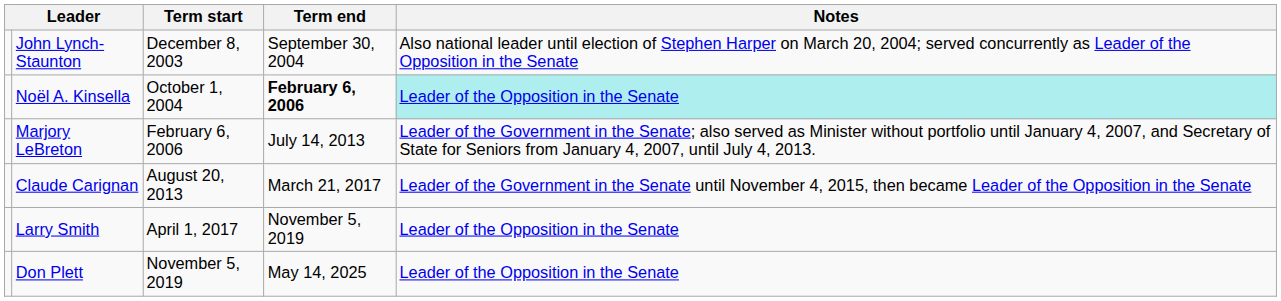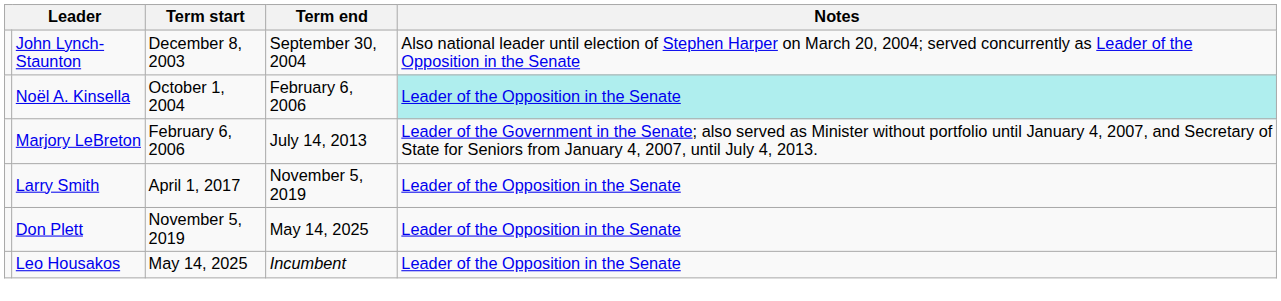(312, 96) bold -> (311, 96) normal
- row: (77, 185)
+ row: (68, 264)
